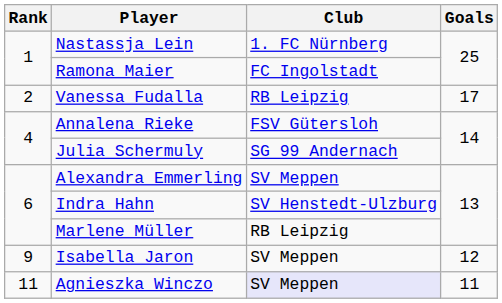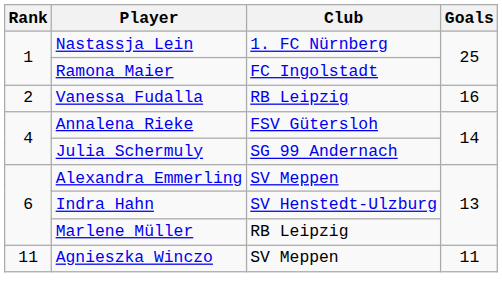(469, 98) 17 -> (469, 98) 16
- row: (124, 258)
(294, 285) lavender background -> (294, 258) no background
